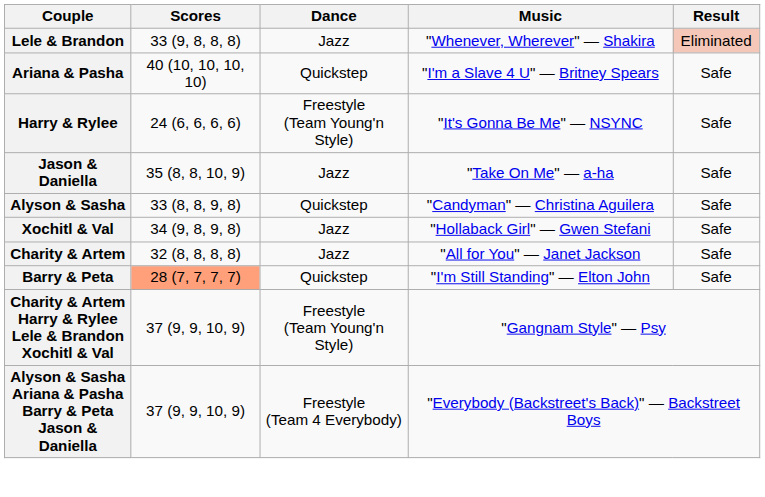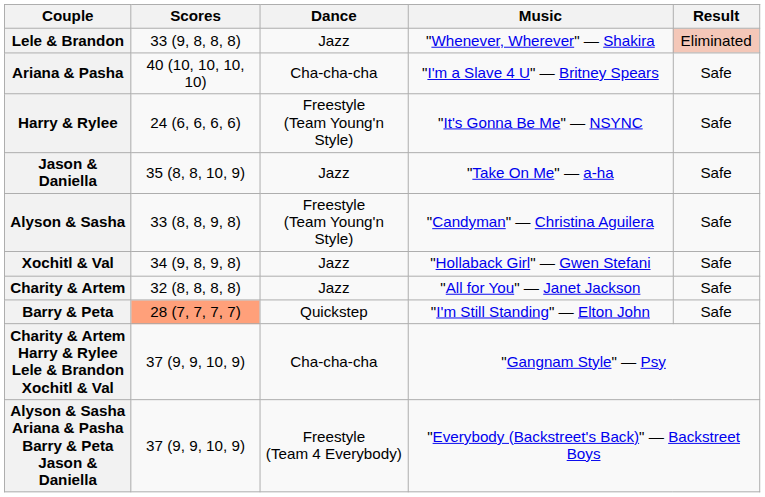(334, 73) Quickstep -> (334, 73) Cha-cha-cha
(334, 205) Quickstep -> (334, 222) Freestyle (Team Young'n Style)
(334, 327) Freestyle (Team Young'n Style) -> (334, 361) Cha-cha-cha
